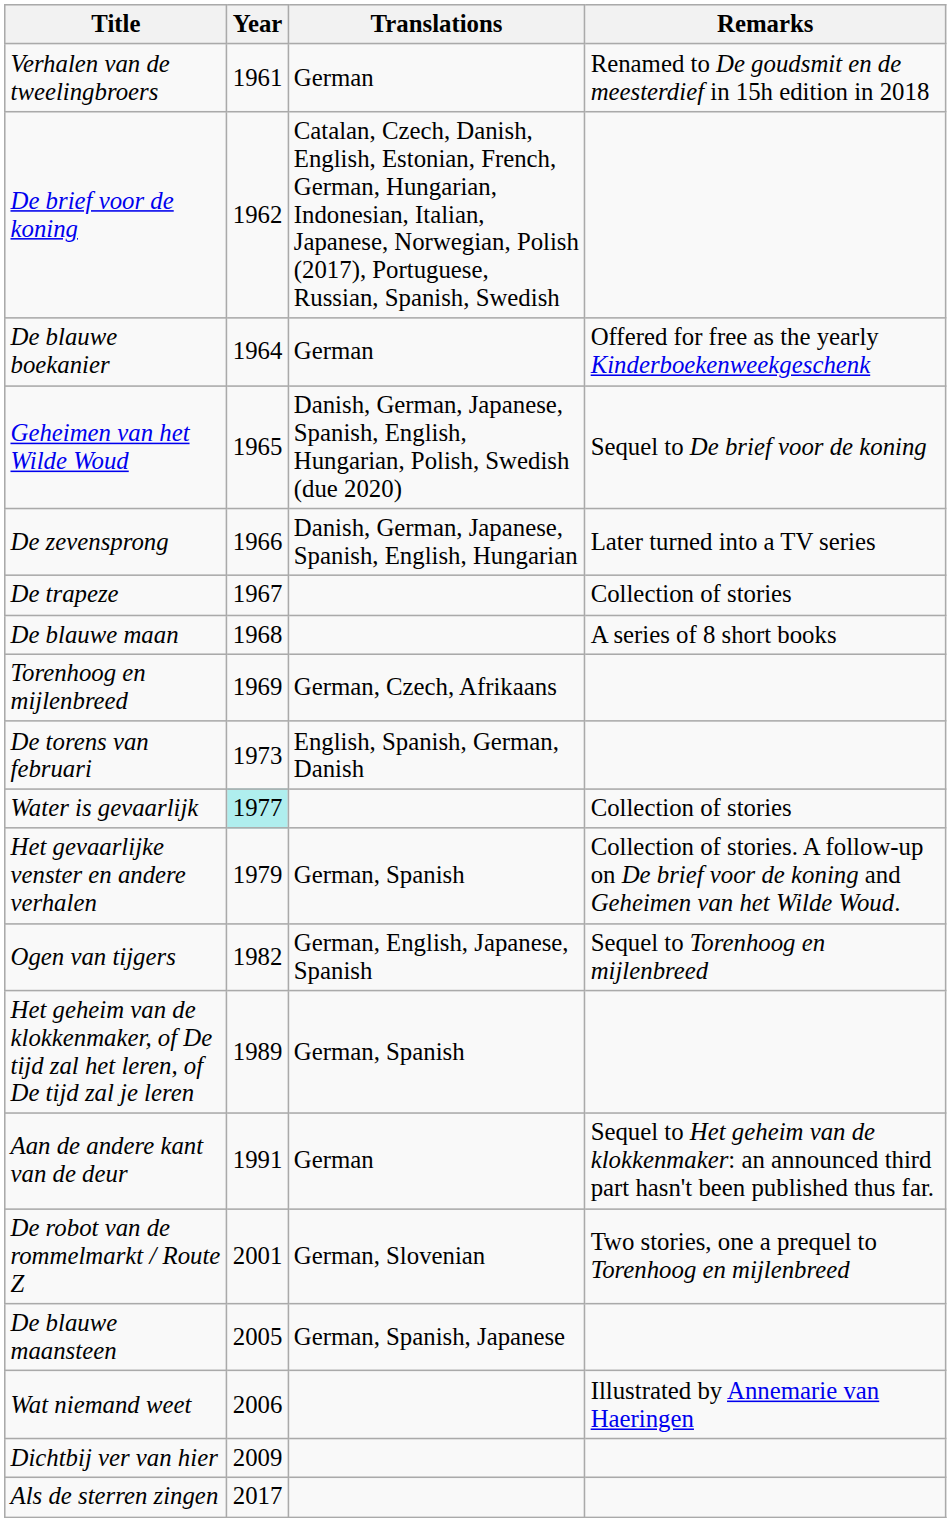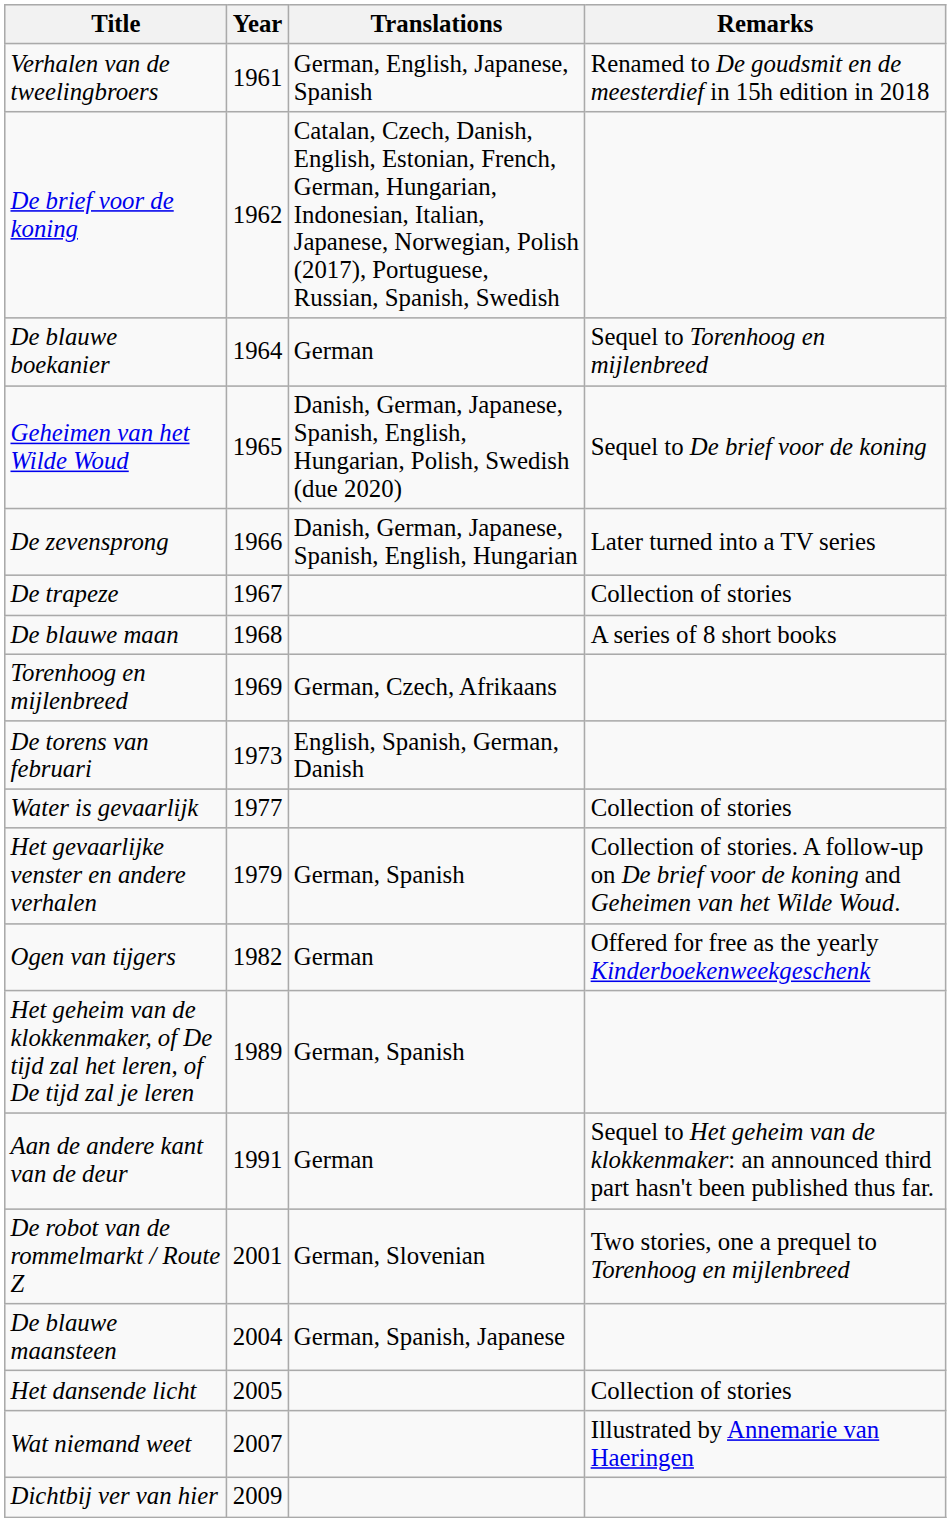(334, 77) German -> (431, 77) German, English, Japanese, Spanish
(735, 351) Offered for free as the yearly Kinderboekenweekgeschenk -> (708, 351) Sequel to Torenhoog en mijlenbreed
(258, 808) paleturquoise background -> (258, 808) no background
(431, 956) German, English, Japanese, Spanish -> (334, 956) German
(708, 956) Sequel to Torenhoog en mijlenbreed -> (735, 956) Offered for free as the yearly Kinderboekenweekgeschenk
(258, 1337) 2005 -> (258, 1337) 2004
+ row: (103, 1390)
(258, 1404) 2006 -> (258, 1443) 2007
- row: (114, 1496)
